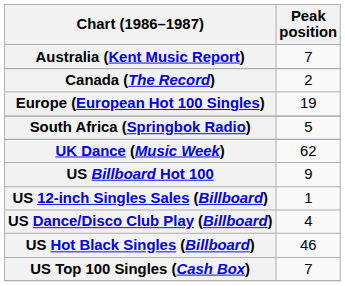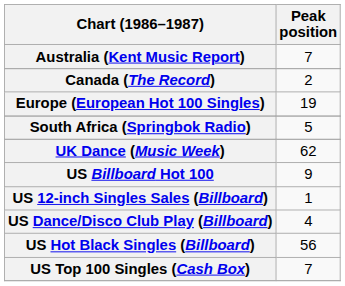(308, 245) 46 -> (308, 245) 56
